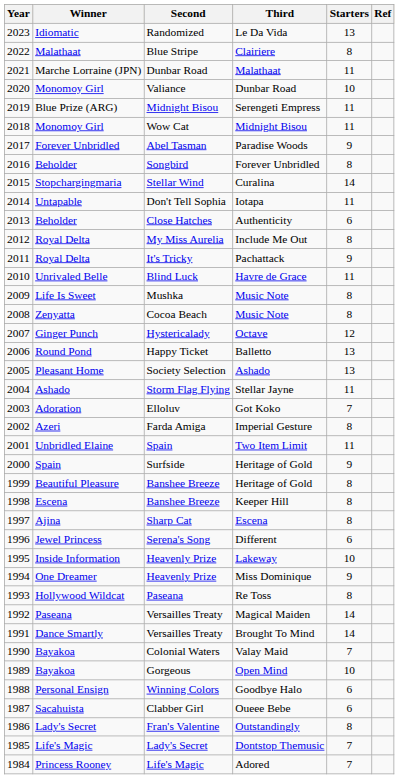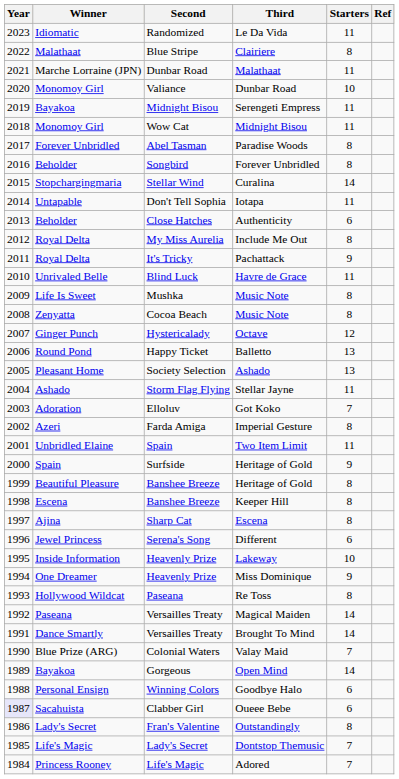(349, 33) 13 -> (349, 33) 11
(76, 108) Blue Prize (ARG) -> (55, 108) Bayakoa
(349, 145) 9 -> (349, 145) 8
(55, 652) Bayakoa -> (76, 652) Blue Prize (ARG)
(349, 670) 10 -> (349, 670) 14
(18, 708) no background -> (18, 708) lavender background
